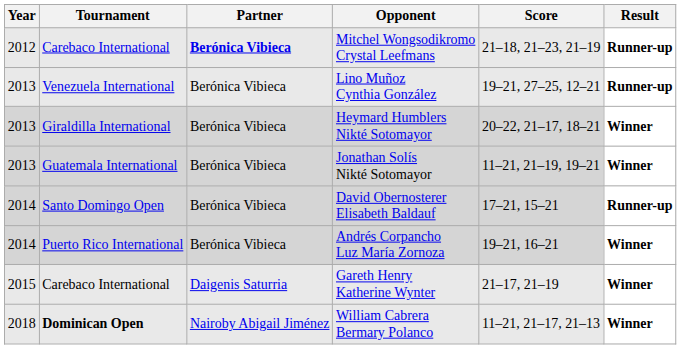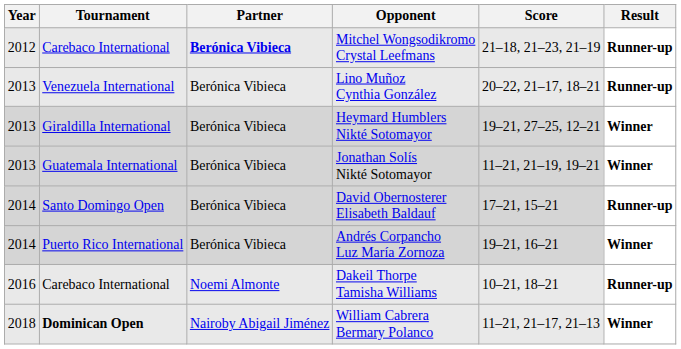(541, 87) 19–21, 27–25, 12–21 -> (541, 87) 20–22, 21–17, 18–21
(541, 126) 20–22, 21–17, 18–21 -> (541, 126) 19–21, 27–25, 12–21
- row: (386, 284)
+ row: (386, 284)
